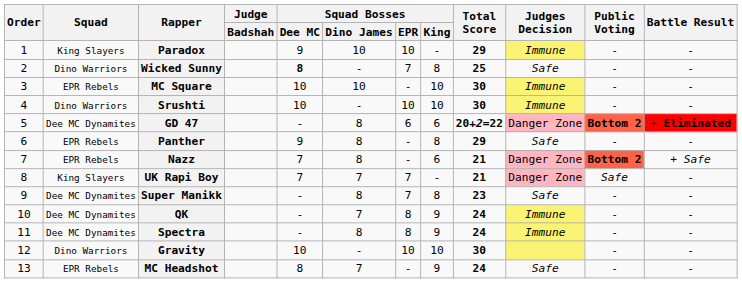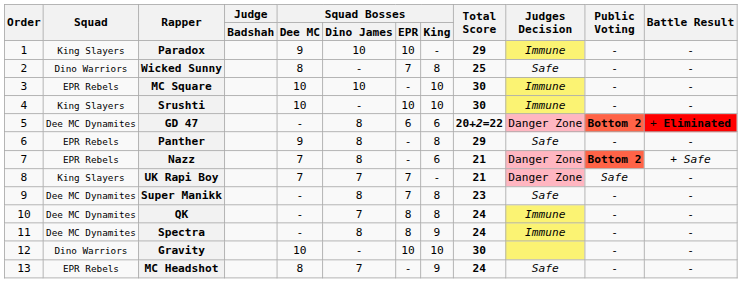(300, 68) bold -> (300, 68) normal
(91, 106) Dino Warriors -> (91, 106) King Slayers
(437, 214) 9 -> (437, 214) 8
